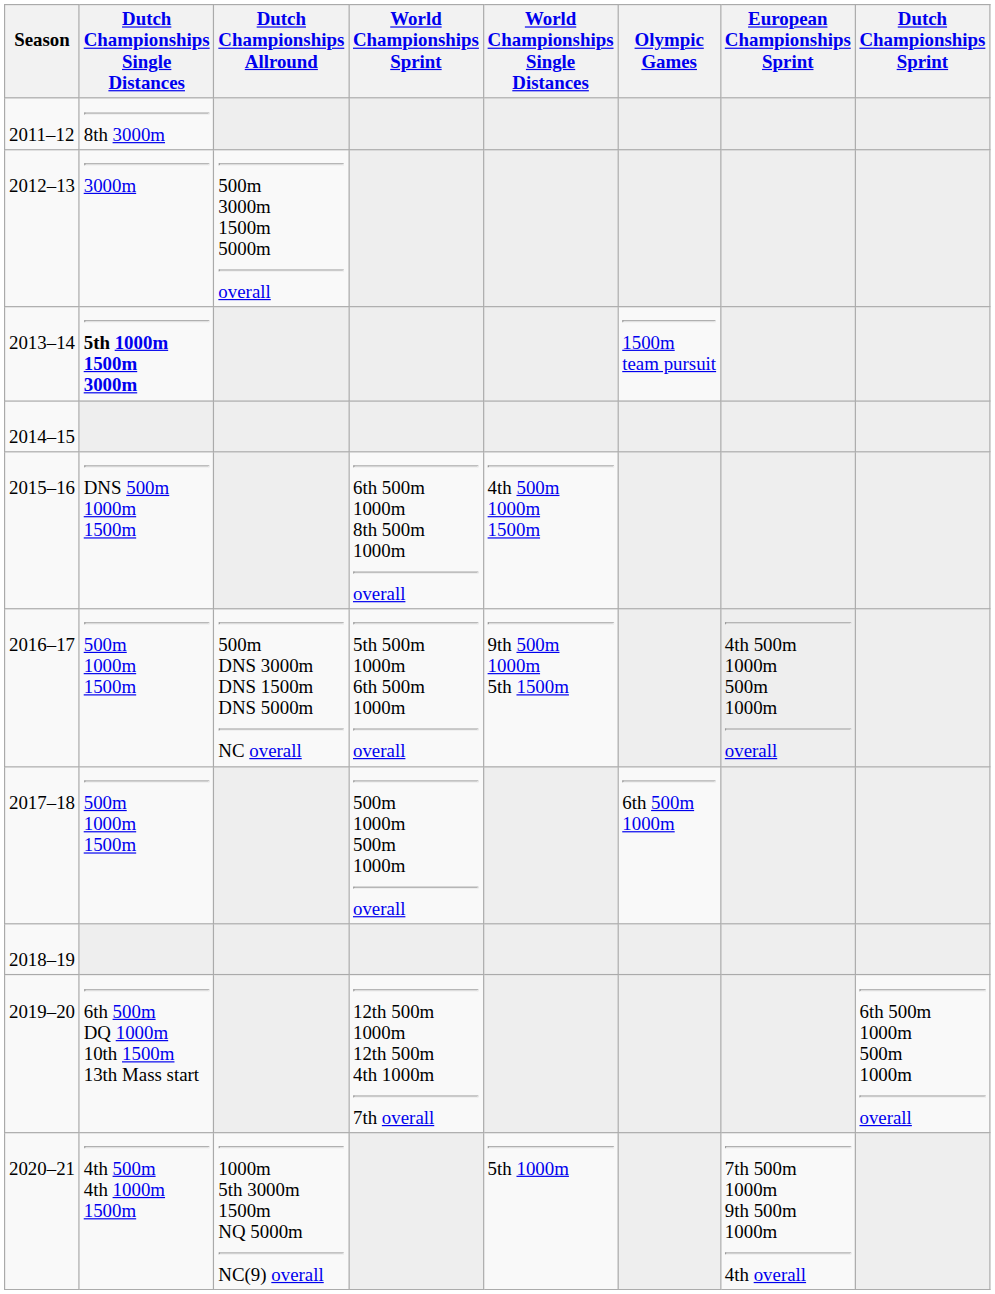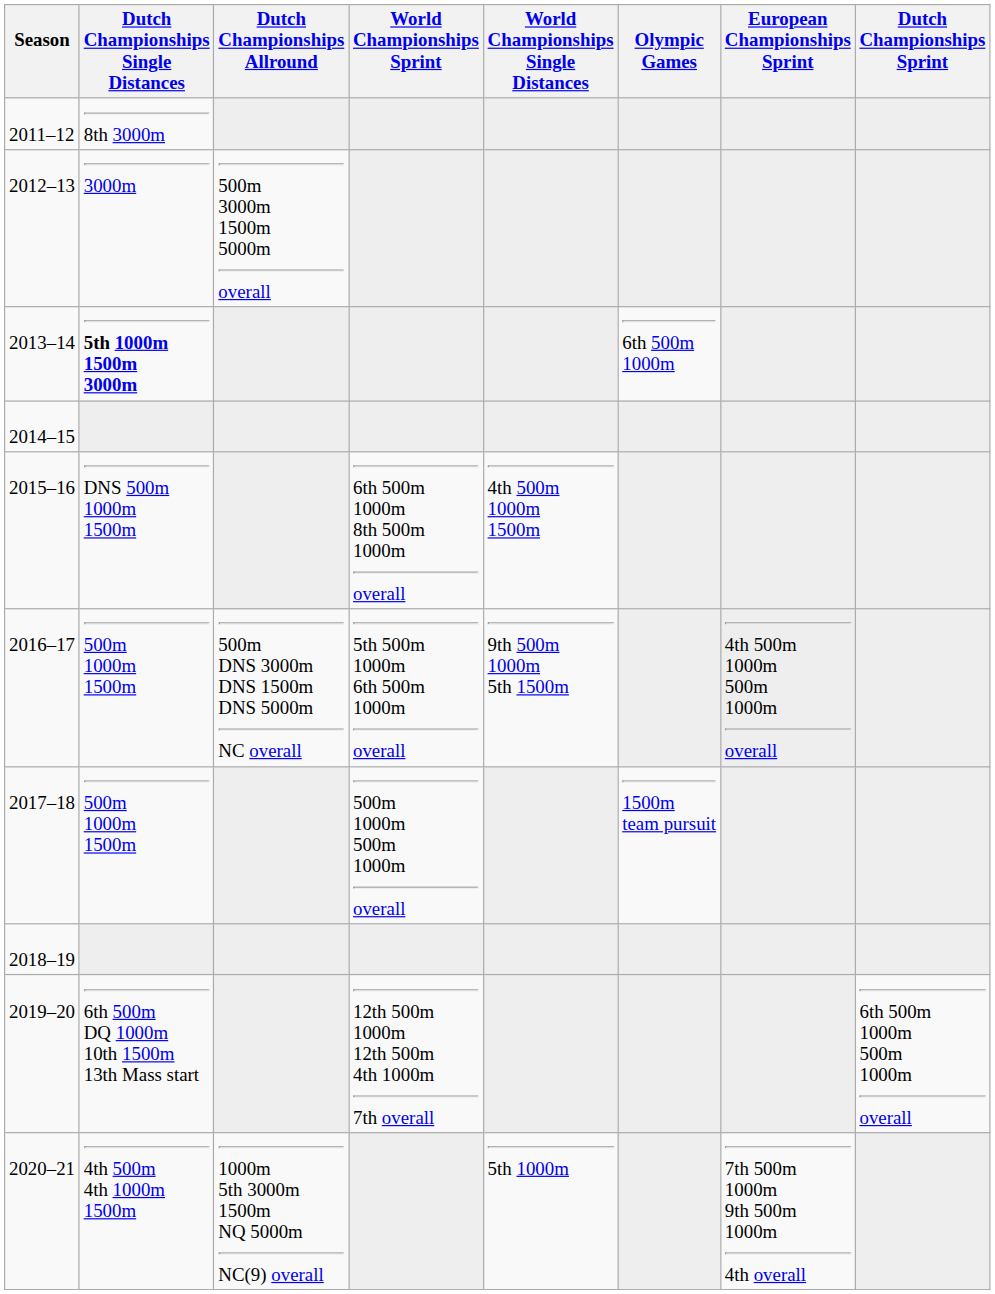(669, 347) 1500m team pursuit -> (669, 347) 6th 500m 1000m
(669, 807) 6th 500m 1000m -> (669, 807) 1500m team pursuit
